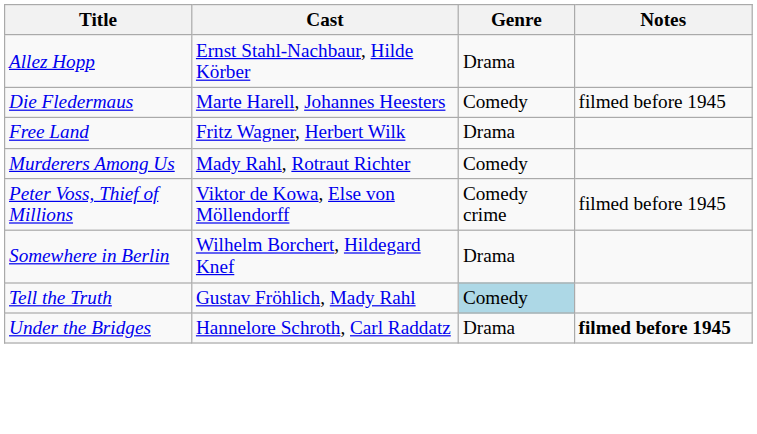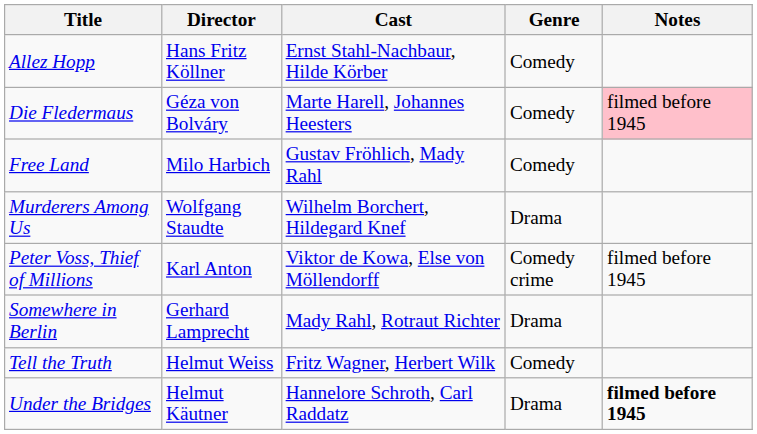+ column: (221, 19)
(489, 60) Drama -> (542, 60) Comedy
(652, 102) no background -> (659, 113) pink background
(301, 132) Fritz Wagner, Herbert Wilk -> (375, 165) Gustav Fröhlich, Mady Rahl
(489, 132) Drama -> (542, 165) Comedy
(303, 163) Mady Rahl, Rotraut Richter -> (357, 217) Wilhelm Borchert, Hildegard Knef
(495, 163) Comedy -> (536, 217) Drama
(308, 256) Wilhelm Borchert, Hildegard Knef -> (393, 321) Mady Rahl, Rotraut Richter
(306, 297) Gustav Fröhlich, Mady Rahl -> (390, 362) Fritz Wagner, Herbert Wilk
(495, 297) lightblue background -> (542, 362) no background
